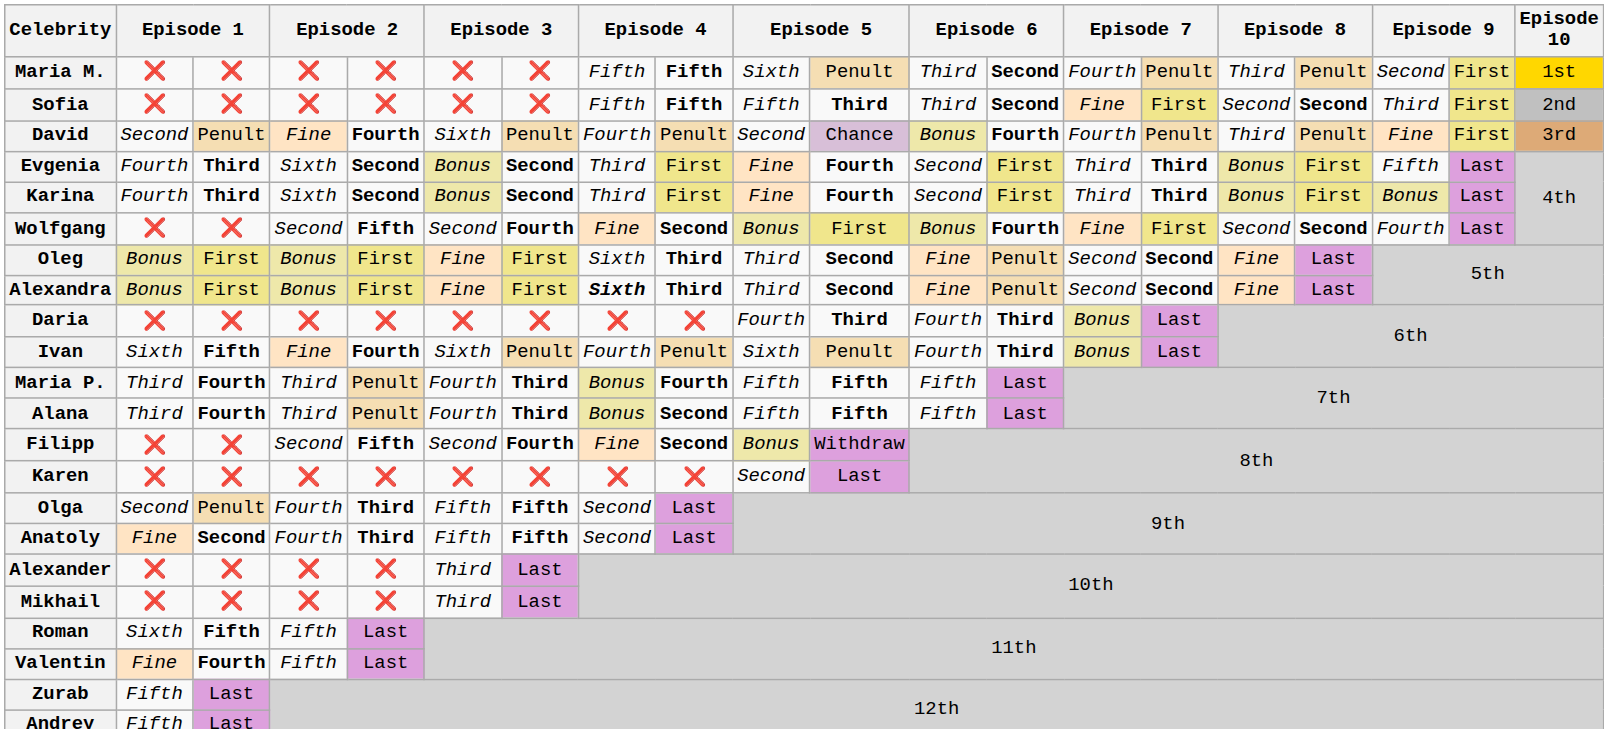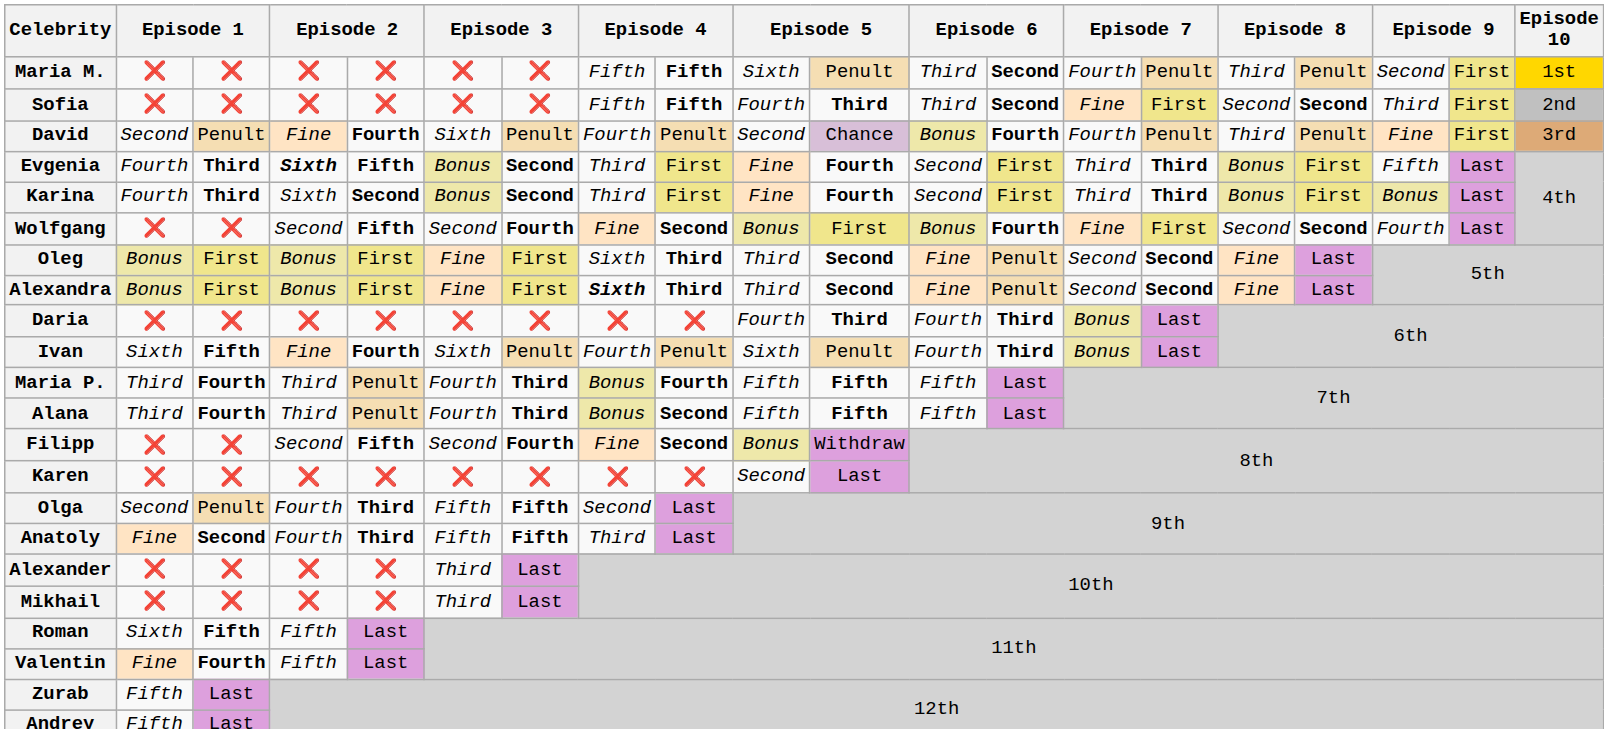(771, 105) Fifth -> (771, 105) Fourth
(309, 167) normal -> (309, 167) bold
(386, 167) Second -> (386, 167) Fifth
(617, 539) Second -> (617, 539) Third
